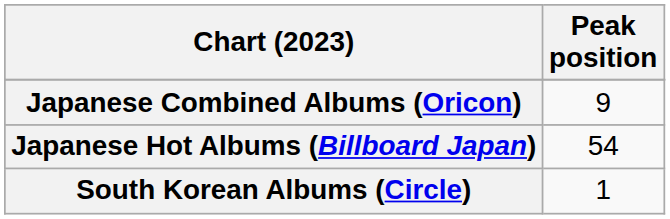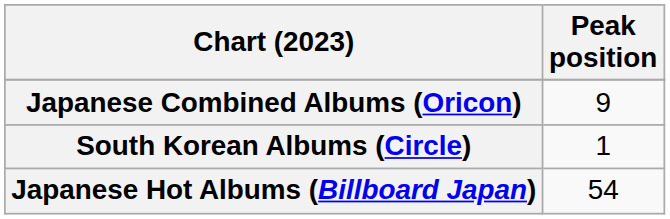rows swapped: (274, 146) <-> (274, 190)
